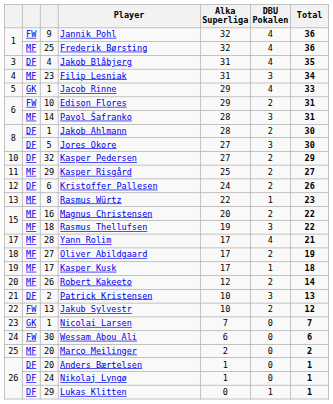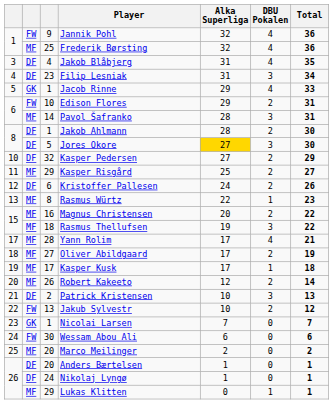(31, 76) MF -> (31, 76) DF
(225, 145) no background -> (225, 145) gold background
(31, 393) DF -> (31, 393) MF
